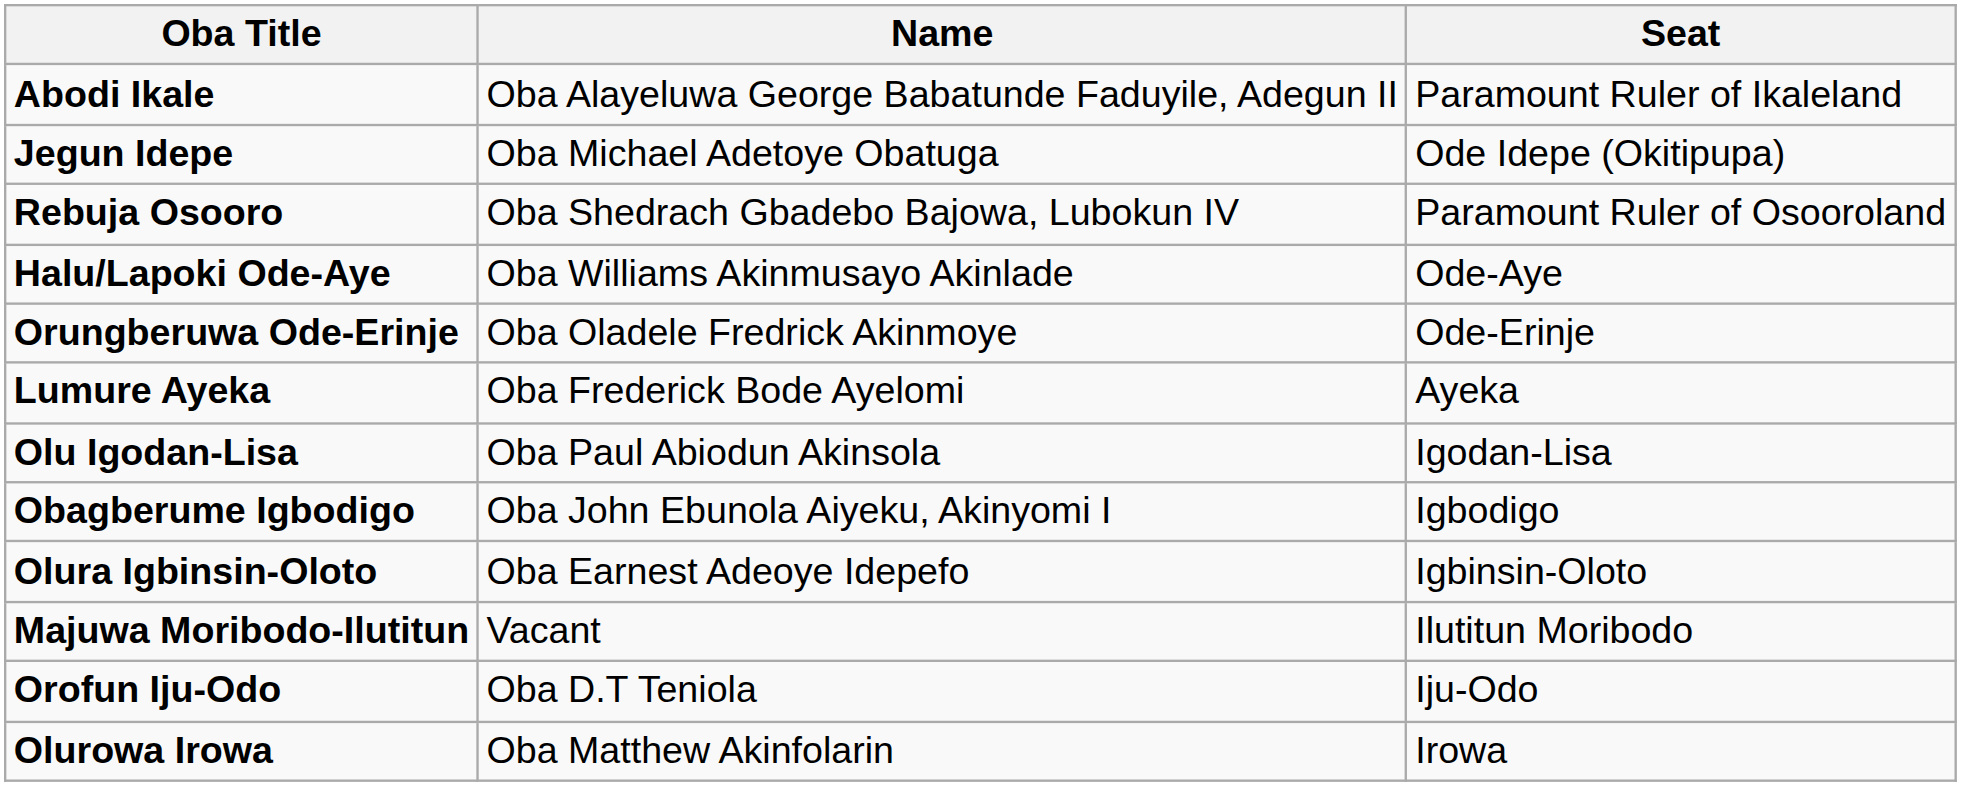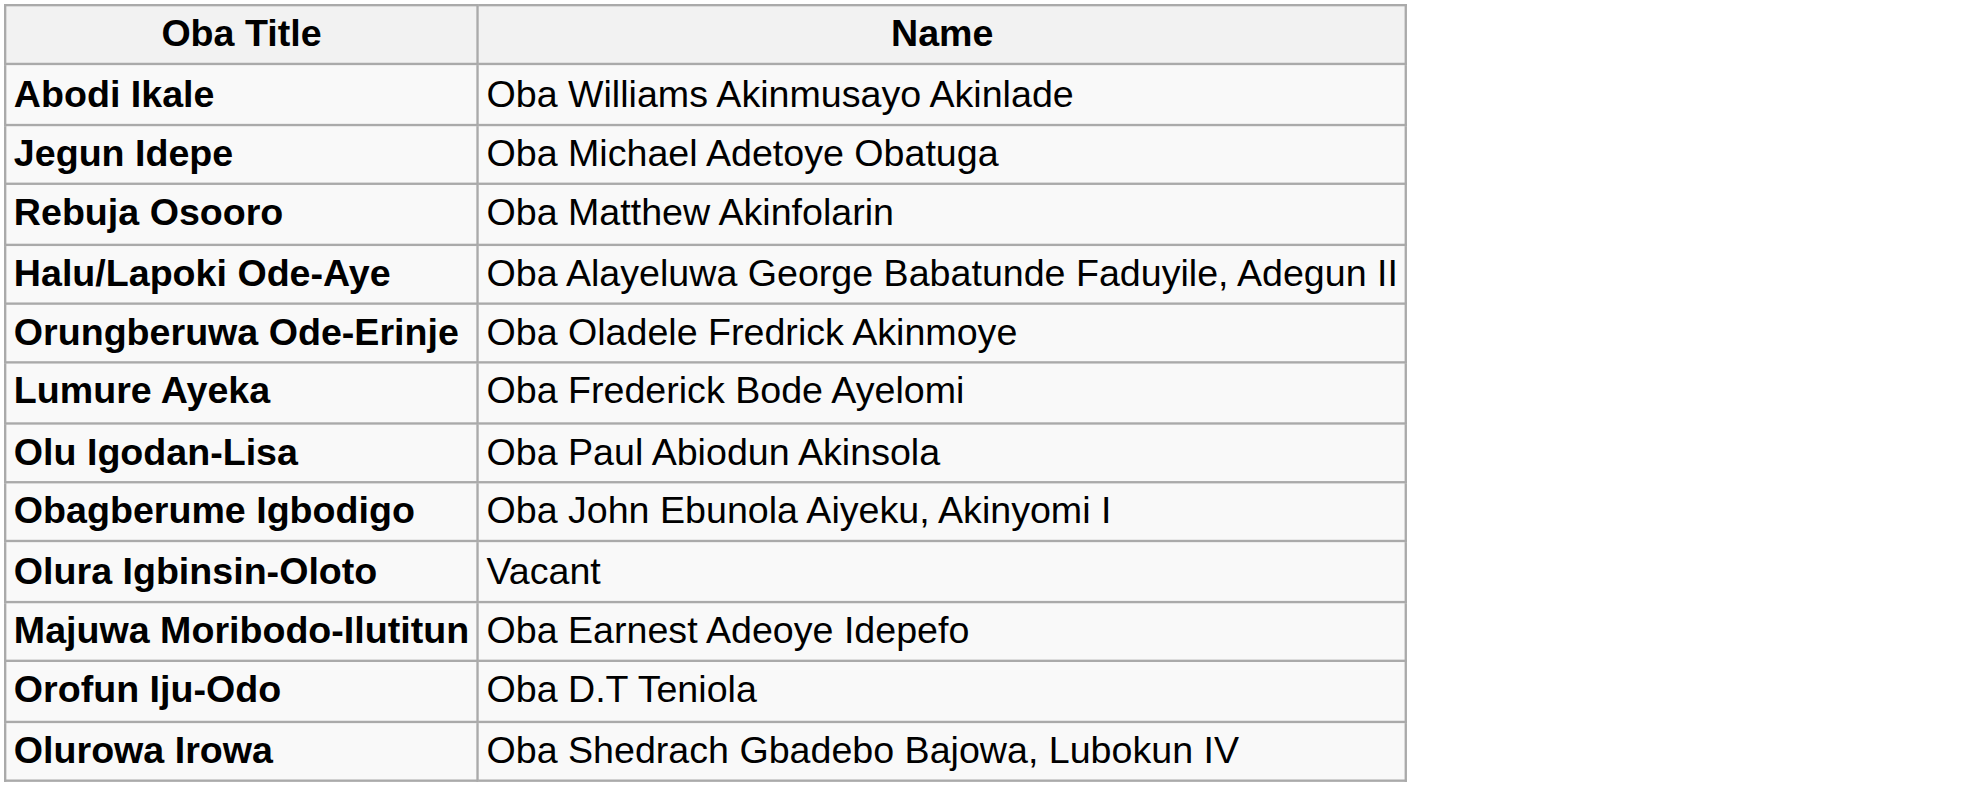- column: (1681, 34)
(942, 93) Oba Alayeluwa George Babatunde Faduyile, Adegun II -> (780, 93) Oba Williams Akinmusayo Akinlade
(863, 213) Oba Shedrach Gbadebo Bajowa, Lubokun IV -> (690, 213) Oba Matthew Akinfolarin
(780, 272) Oba Williams Akinmusayo Akinlade -> (942, 272) Oba Alayeluwa George Babatunde Faduyile, Adegun II
(728, 570) Oba Earnest Adeoye Idepefo -> (544, 570) Vacant
(544, 630) Vacant -> (728, 630) Oba Earnest Adeoye Idepefo
(690, 749) Oba Matthew Akinfolarin -> (863, 749) Oba Shedrach Gbadebo Bajowa, Lubokun IV
